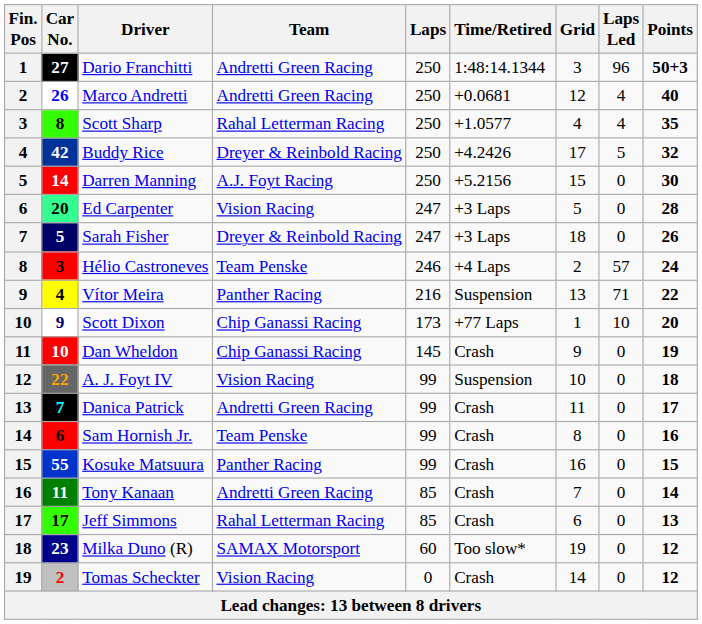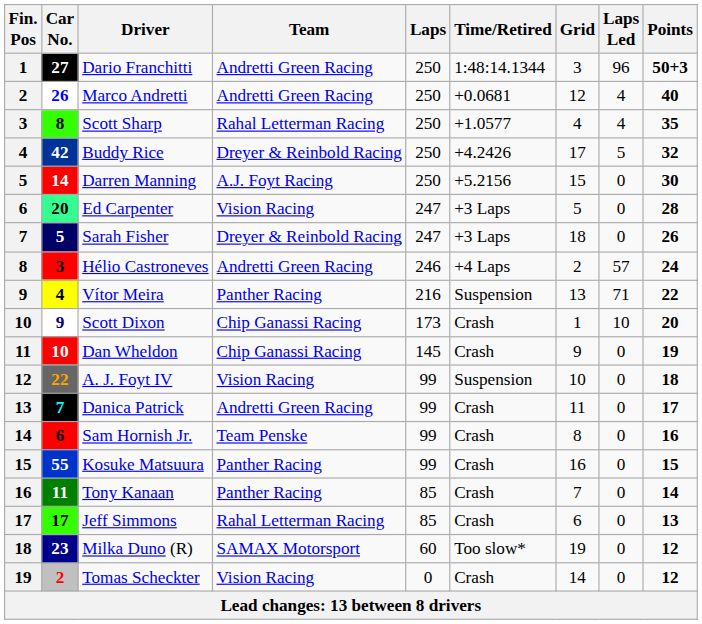(262, 265) Team Penske -> (295, 265) Andretti Green Racing
(486, 322) +77 Laps -> (474, 322) Crash
(295, 492) Andretti Green Racing -> (269, 492) Panther Racing
